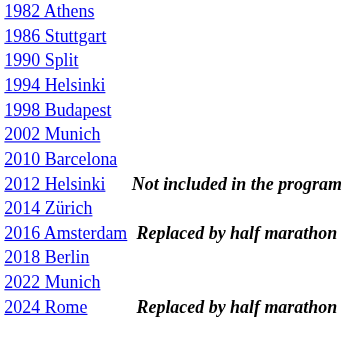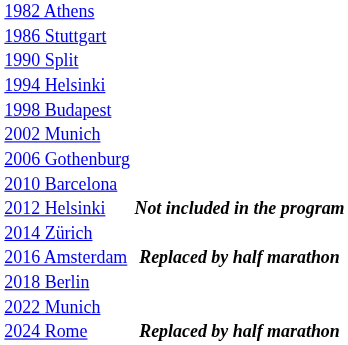+ row: (67, 159)
